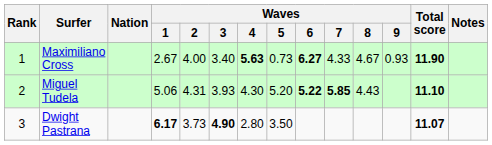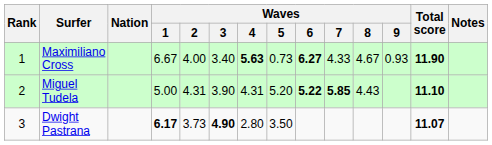(165, 58) 2.67 -> (165, 58) 6.67
(165, 91) 5.06 -> (165, 91) 5.00
(223, 91) 3.93 -> (223, 91) 3.90
(252, 91) 4.30 -> (252, 91) 4.31
